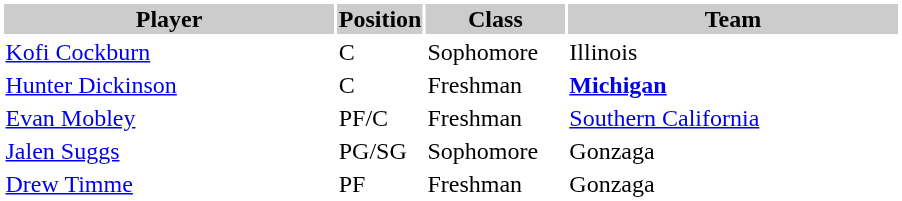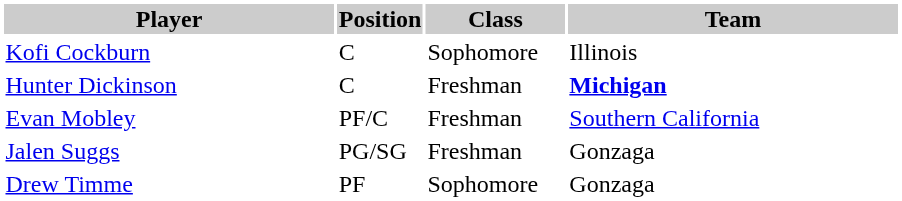(483, 150) Sophomore -> (475, 150) Freshman
(475, 183) Freshman -> (483, 183) Sophomore
